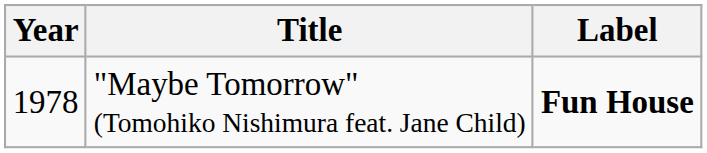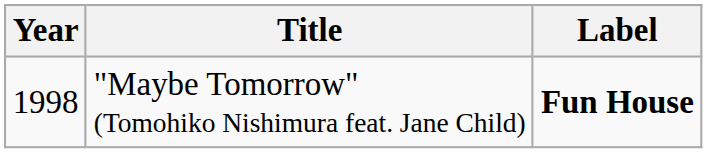(46, 101) 1978 -> (46, 101) 1998
